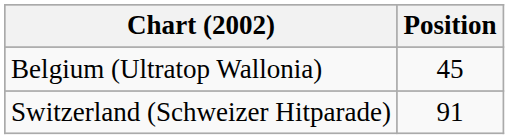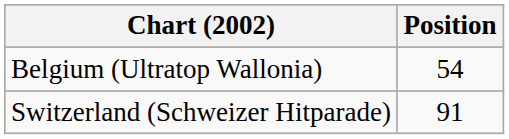(450, 68) 45 -> (450, 68) 54
